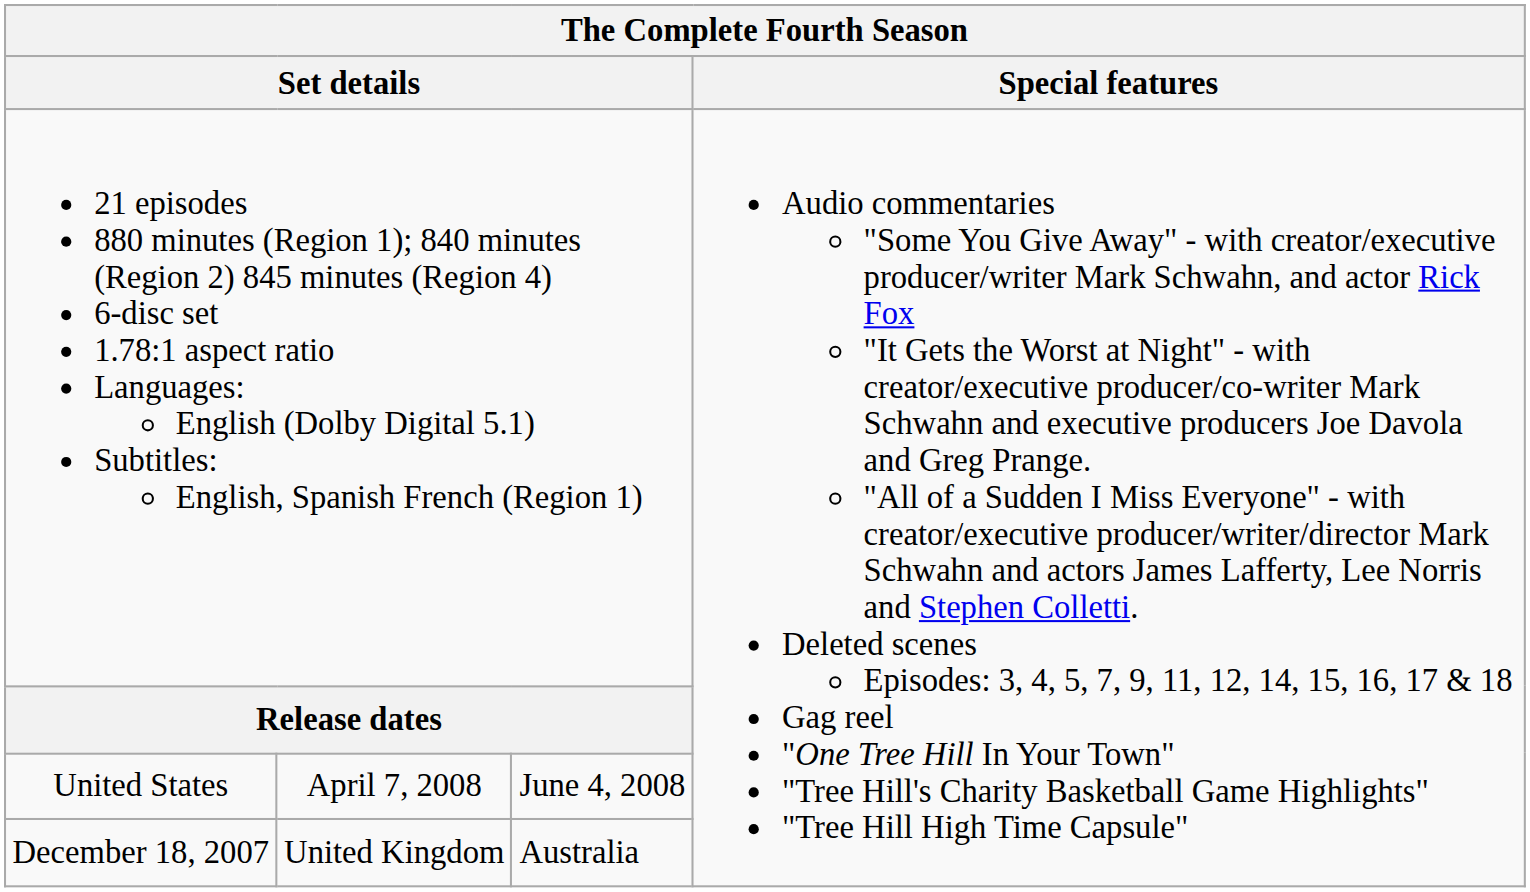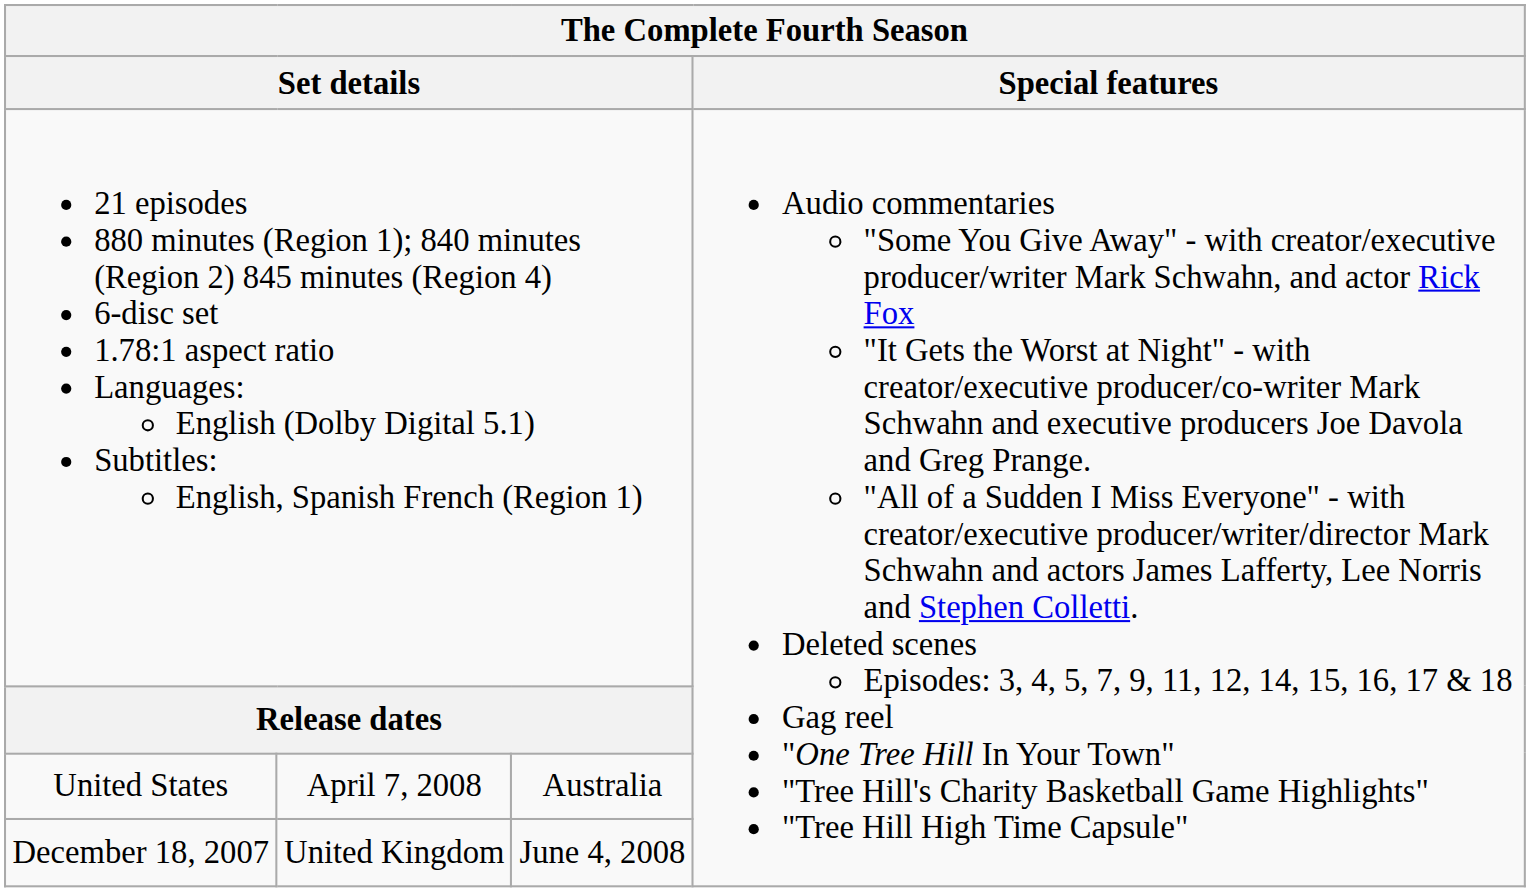(602, 785) June 4, 2008 -> (602, 785) Australia
(579, 852) Australia -> (602, 852) June 4, 2008
